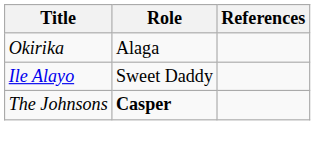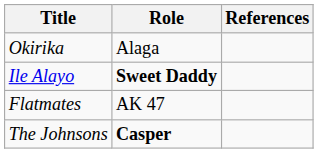(164, 76) normal -> (166, 76) bold
+ row: (45, 104)
